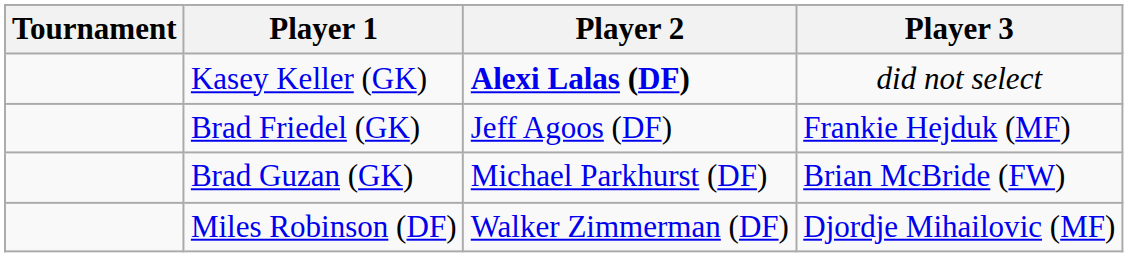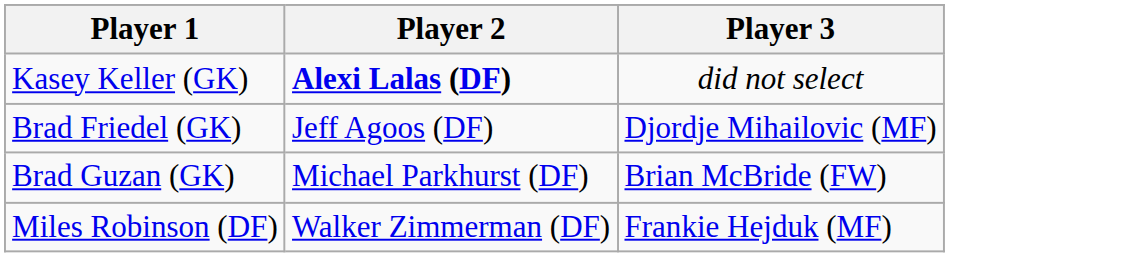- column: (94, 29)
(937, 127) Frankie Hejduk (MF) -> (781, 127) Djordje Mihailovic (MF)
(959, 226) Djordje Mihailovic (MF) -> (758, 226) Frankie Hejduk (MF)
